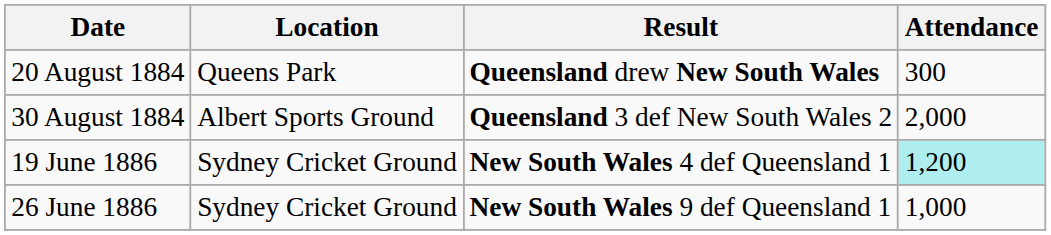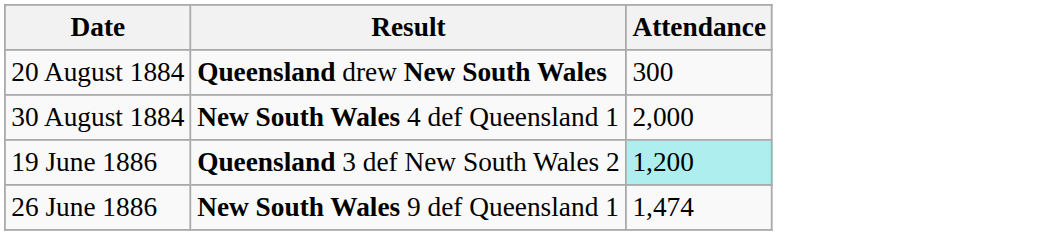- column: (327, 27)
(681, 117) Queensland 3 def New South Wales 2 -> (408, 117) New South Wales 4 def Queensland 1
(680, 162) New South Wales 4 def Queensland 1 -> (408, 162) Queensland 3 def New South Wales 2
(936, 207) 1,000 -> (663, 207) 1,474
